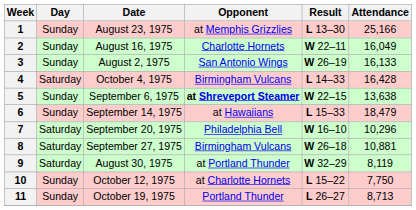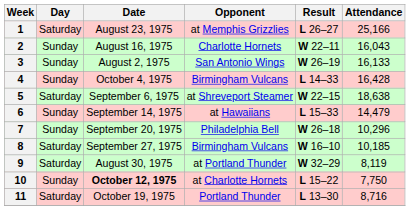(60, 29) Sunday -> (60, 29) Saturday
(325, 29) L 13–30 -> (319, 29) L 26–27
(380, 46) 16,049 -> (374, 46) 16,043
(60, 79) Saturday -> (60, 79) Sunday
(60, 96) Sunday -> (60, 96) Saturday
(243, 96) bold -> (240, 96) normal
(380, 96) 13,638 -> (374, 96) 18,638
(380, 113) 18,479 -> (374, 113) 14,479
(60, 130) Saturday -> (60, 130) Sunday
(325, 130) W 16–10 -> (319, 130) W 26–18
(325, 146) W 26–18 -> (319, 146) W 16–10
(380, 146) 10,881 -> (374, 146) 10,185
(134, 180) normal -> (134, 180) bold
(60, 197) Sunday -> (60, 197) Saturday
(325, 197) L 26–27 -> (319, 197) L 13–30
(380, 197) 8,713 -> (374, 197) 8,716
